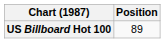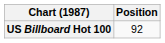(137, 29) 89 -> (137, 29) 92
